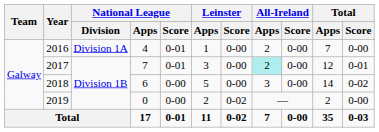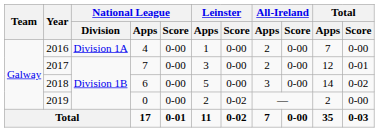(176, 48) 0-01 -> (176, 48) 0-00
(176, 65) 0-01 -> (176, 65) 0-00
(267, 65) paleturquoise background -> (267, 65) no background
